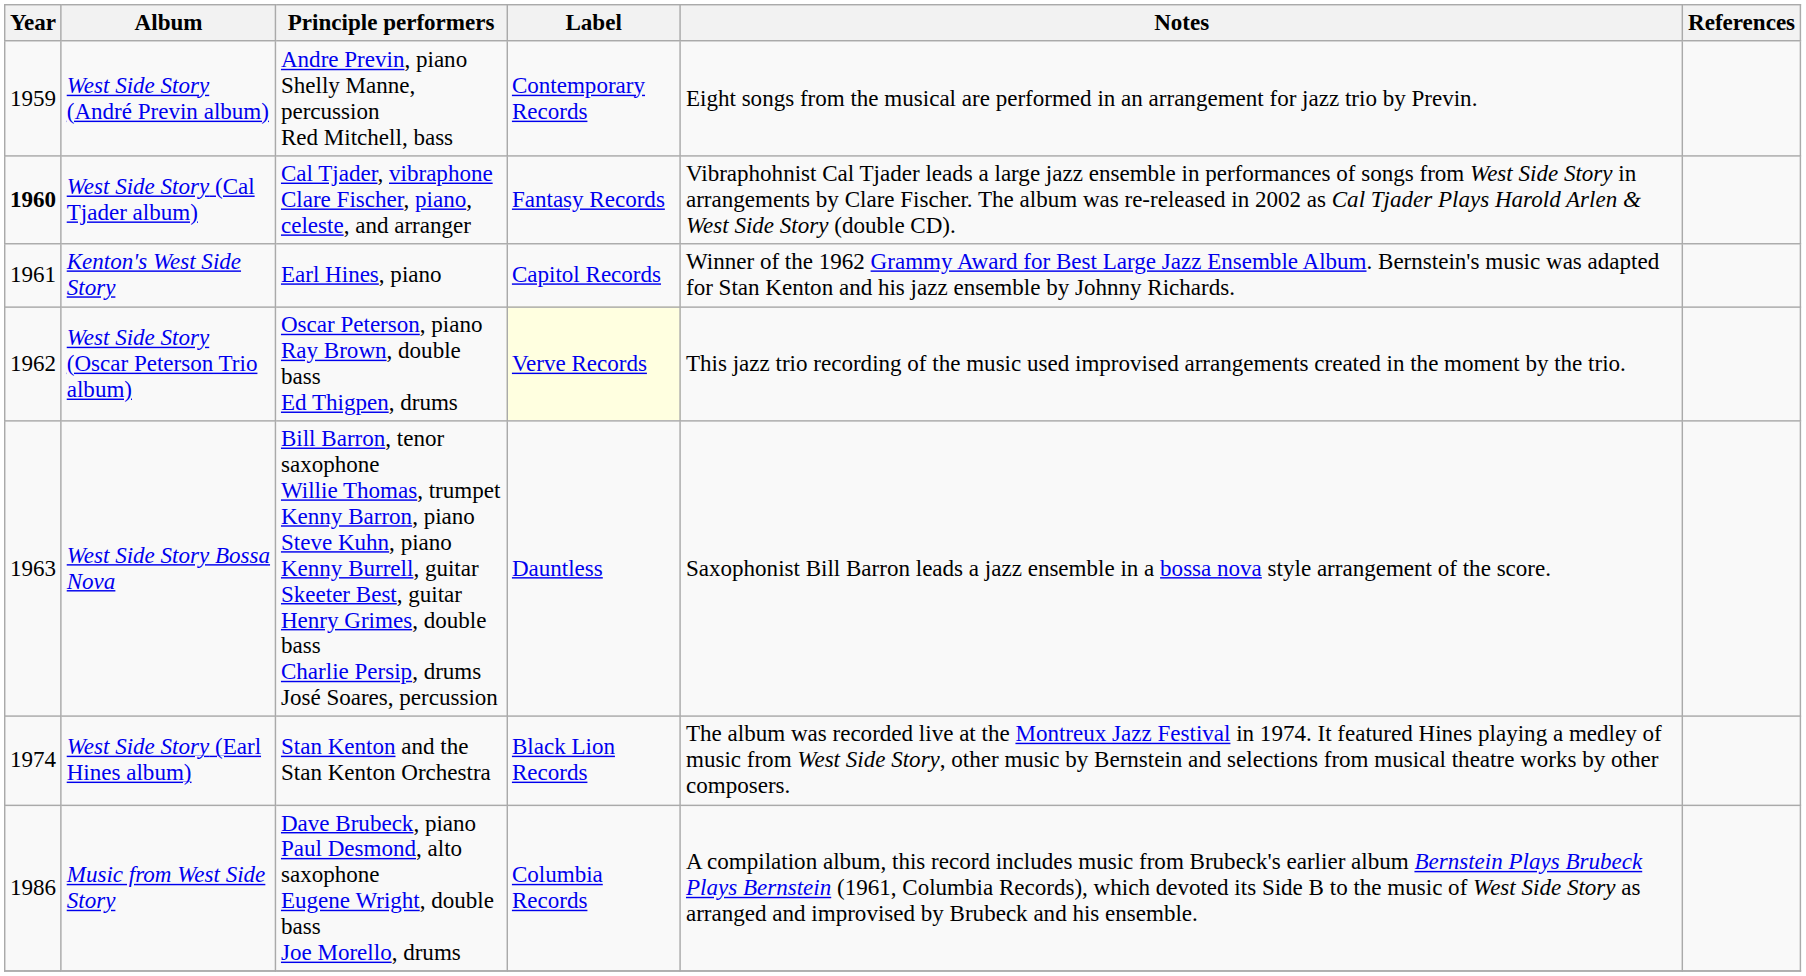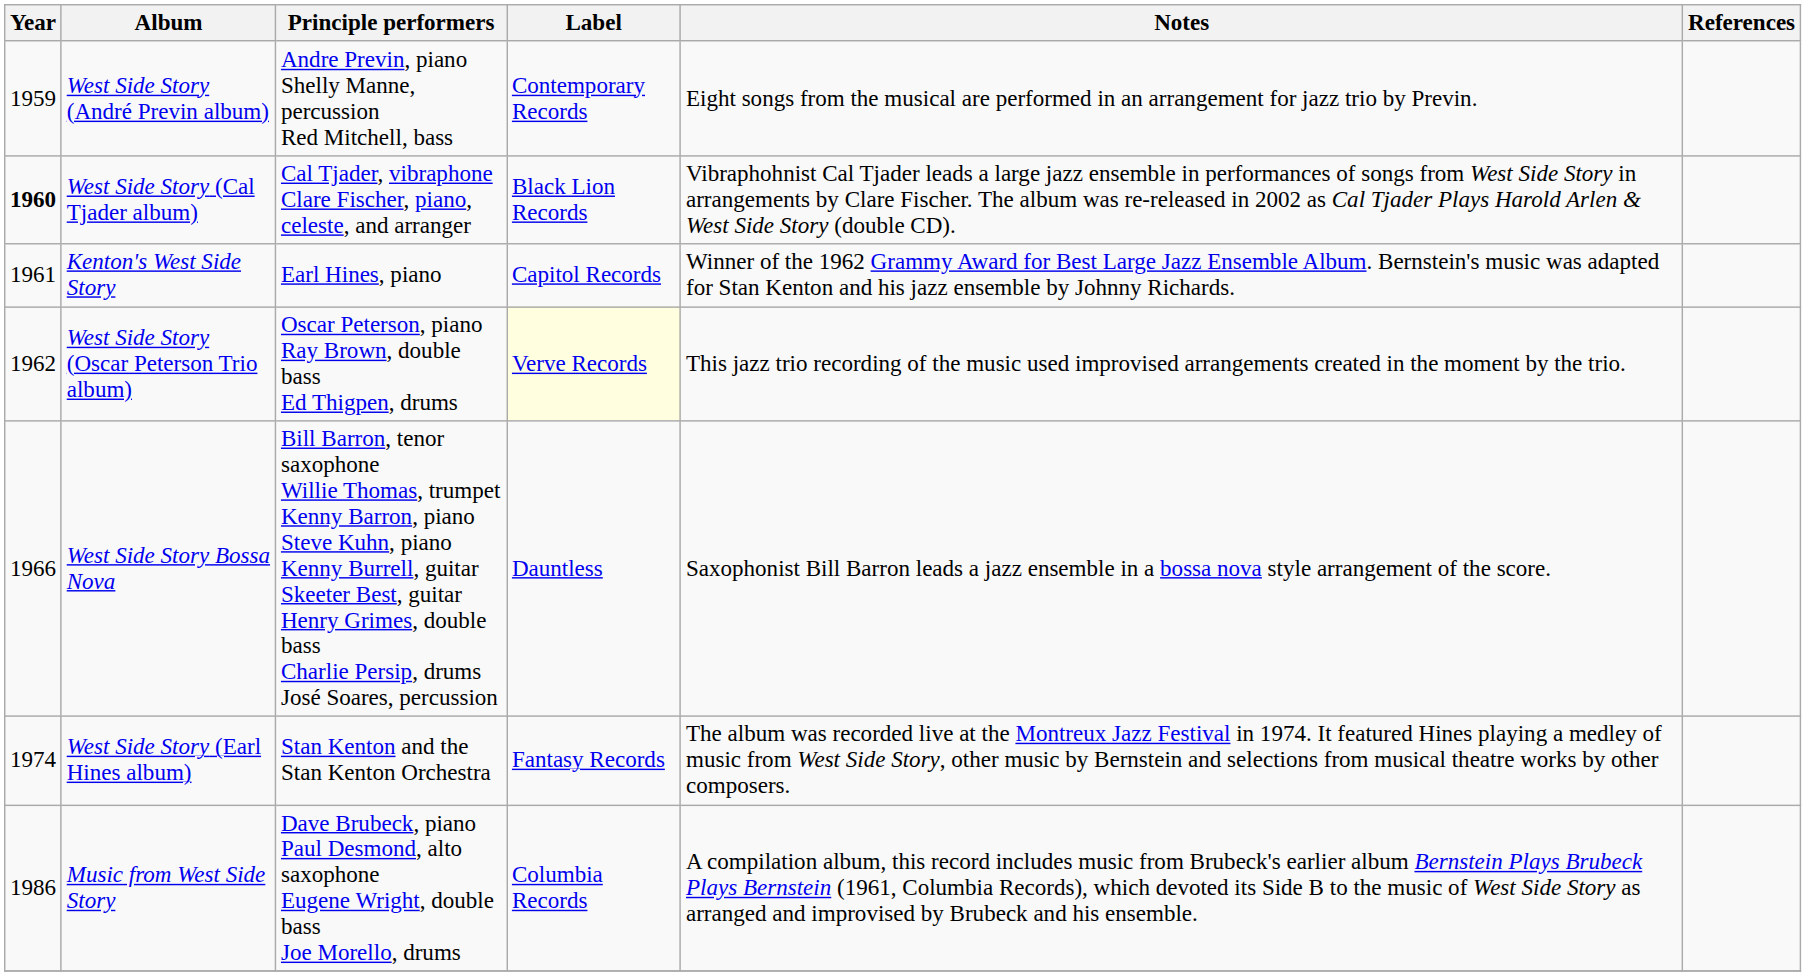(588, 199) Fantasy Records -> (563, 199) Black Lion Records
(33, 568) 1963 -> (33, 568) 1966
(563, 760) Black Lion Records -> (588, 760) Fantasy Records
